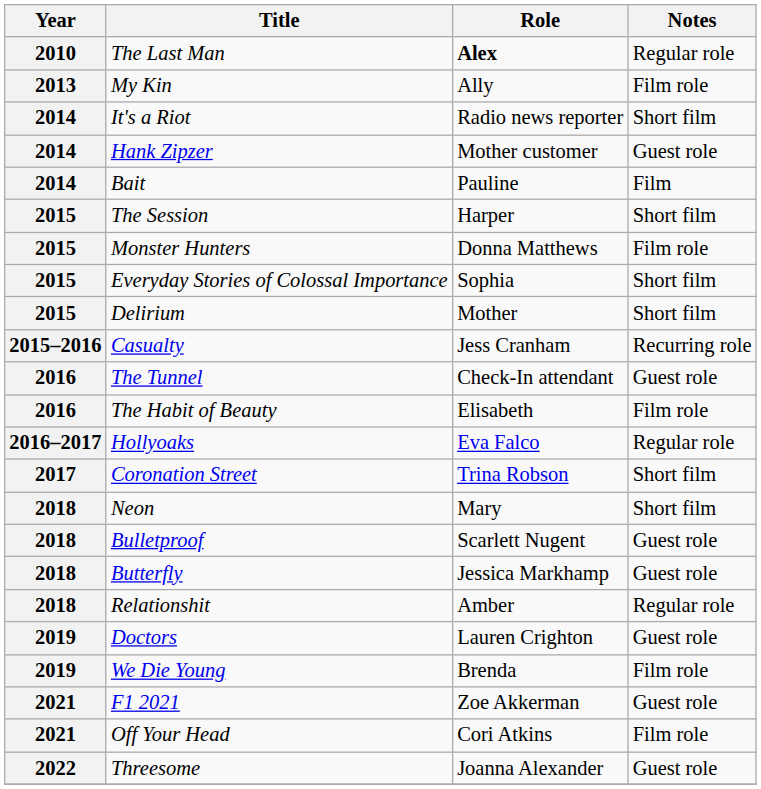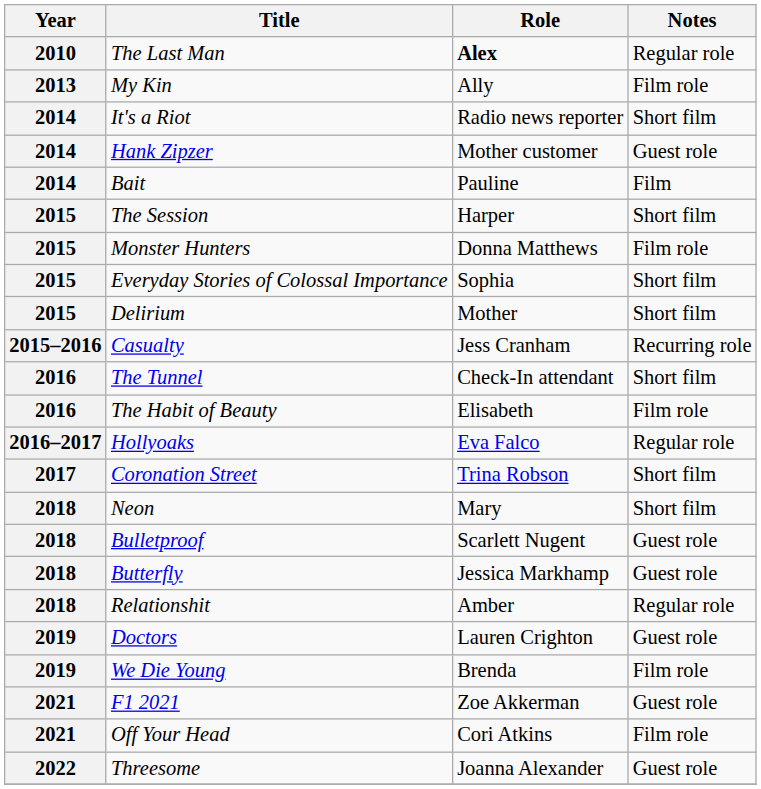(675, 378) Guest role -> (674, 378) Short film
